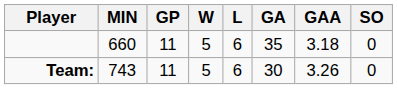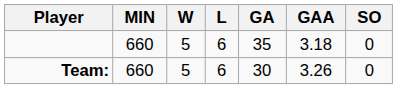- column: (168, 17)
(122, 70) 743 -> (140, 70) 660
